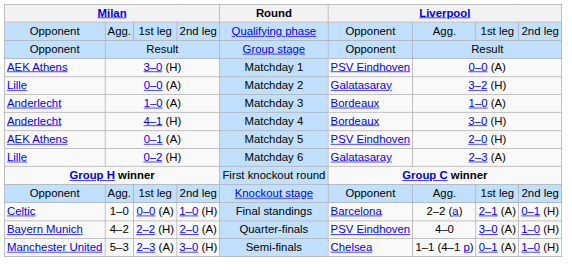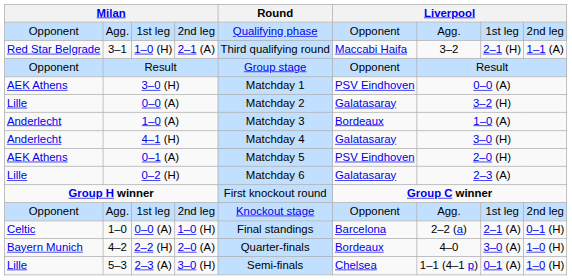+ row: (117, 49)
(355, 121) Bordeaux -> (366, 139) Galatasaray
(370, 229) PSV Eindhoven -> (359, 247) Bordeaux
(55, 247) Manchester United -> (17, 265) Lille
